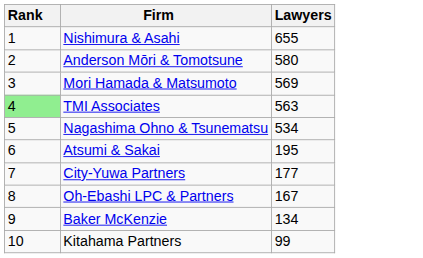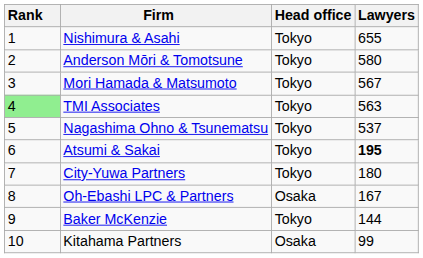+ column: (313, 15)
(287, 83) 569 -> (370, 83) 567
(287, 128) 534 -> (370, 128) 537
(287, 151) normal -> (370, 151) bold
(287, 173) 177 -> (370, 173) 180
(287, 219) 134 -> (370, 219) 144
